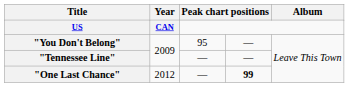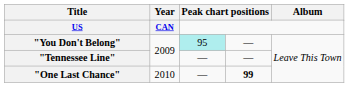(202, 42) no background -> (202, 42) paleturquoise background
(165, 74) 2012 -> (165, 74) 2010
